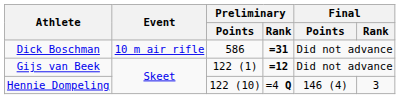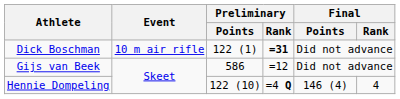(235, 49) 586 -> (235, 49) 122 (1)
(235, 67) 122 (1) -> (235, 67) 586
(279, 67) bold -> (279, 67) normal
(376, 85) 3 -> (376, 85) 4
